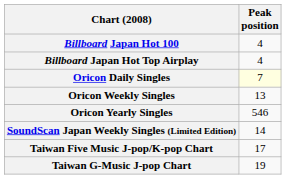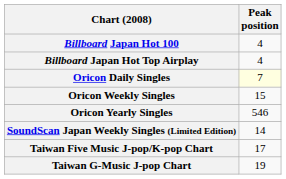(260, 95) 13 -> (260, 95) 15
